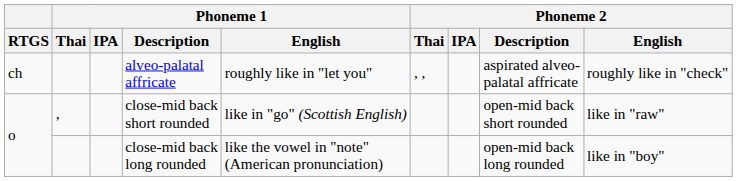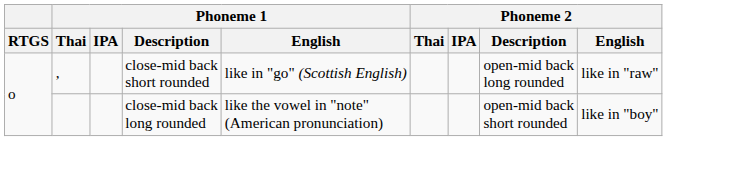- row: (165, 73)
(529, 114) open-mid back short rounded -> (529, 73) open-mid back long rounded
(529, 155) open-mid back long rounded -> (529, 114) open-mid back short rounded
